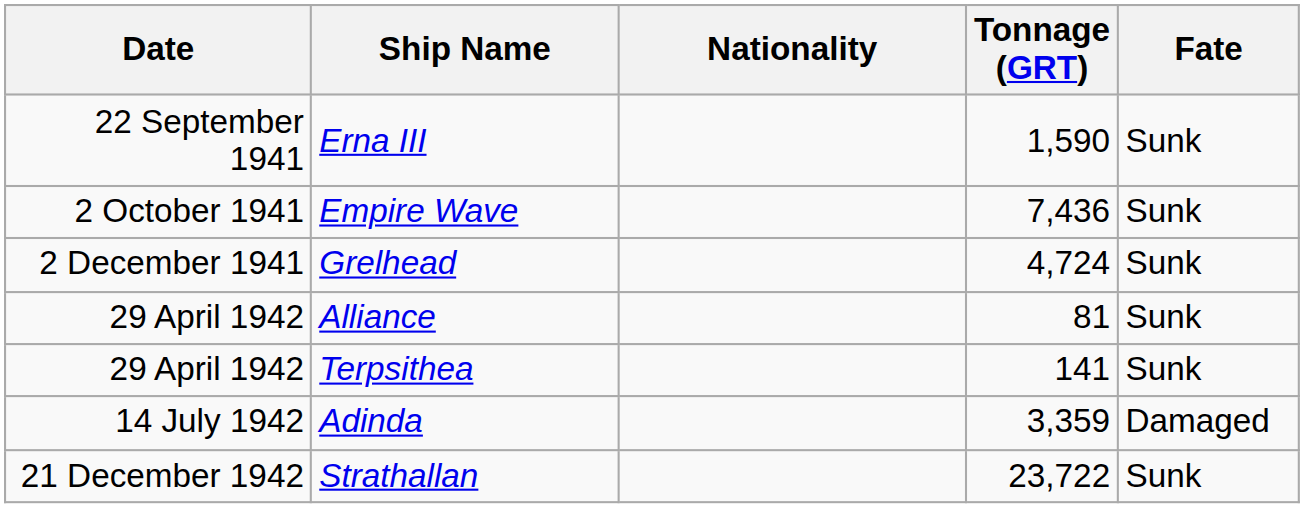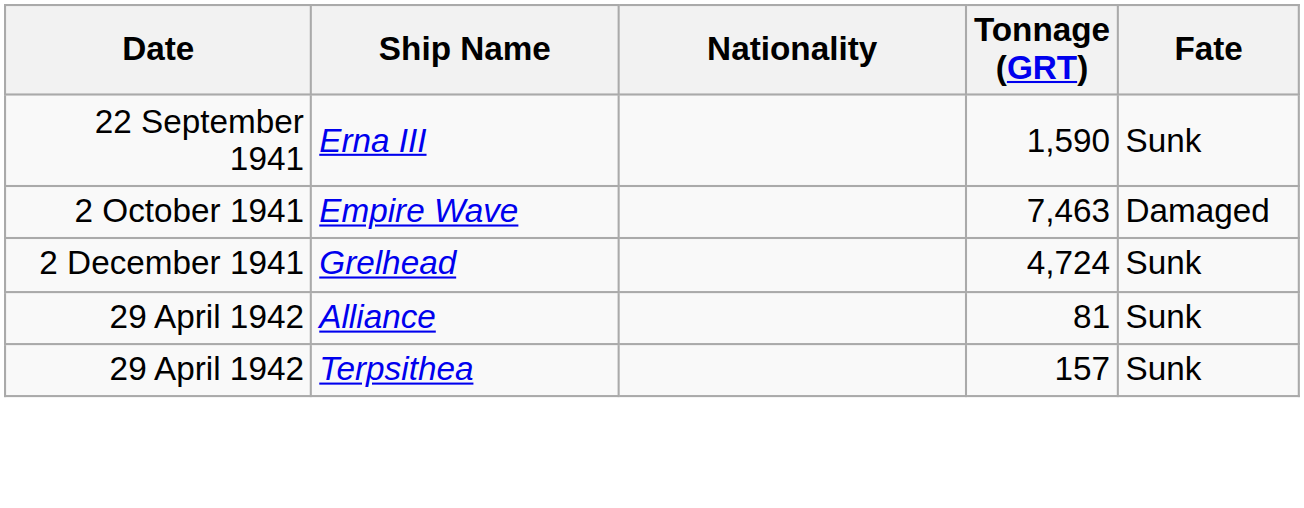(1068, 211) 7,436 -> (1068, 211) 7,463
(1163, 211) Sunk -> (1198, 211) Damaged
(1082, 369) 141 -> (1082, 369) 157
- row: (371, 422)
- row: (399, 475)
